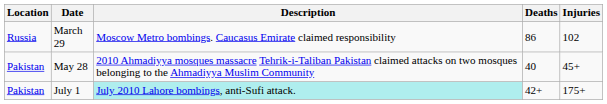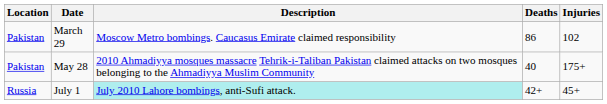(22, 36) Russia -> (26, 36) Pakistan
(571, 66) 45+ -> (574, 66) 175+
(26, 90) Pakistan -> (22, 90) Russia
(574, 90) 175+ -> (571, 90) 45+
